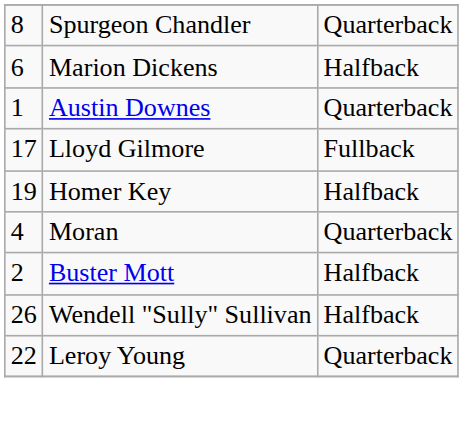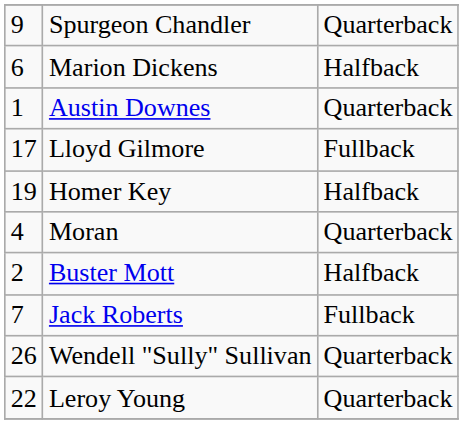(17, 25) 8 -> (17, 25) 9
+ row: (116, 314)
(371, 314) Halfback -> (388, 356) Quarterback
